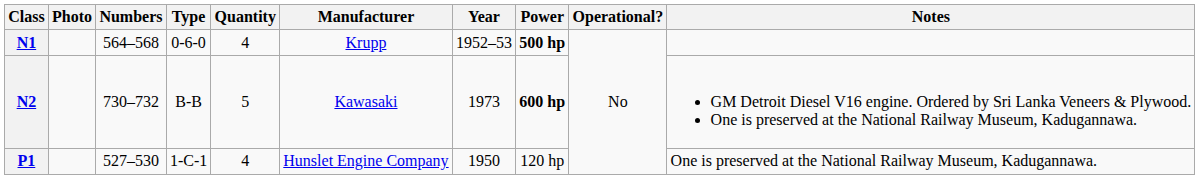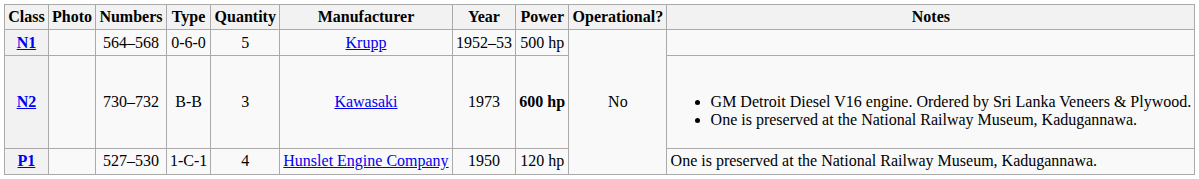(245, 42) 4 -> (245, 42) 5
(542, 42) bold -> (542, 42) normal
(245, 101) 5 -> (245, 101) 3
